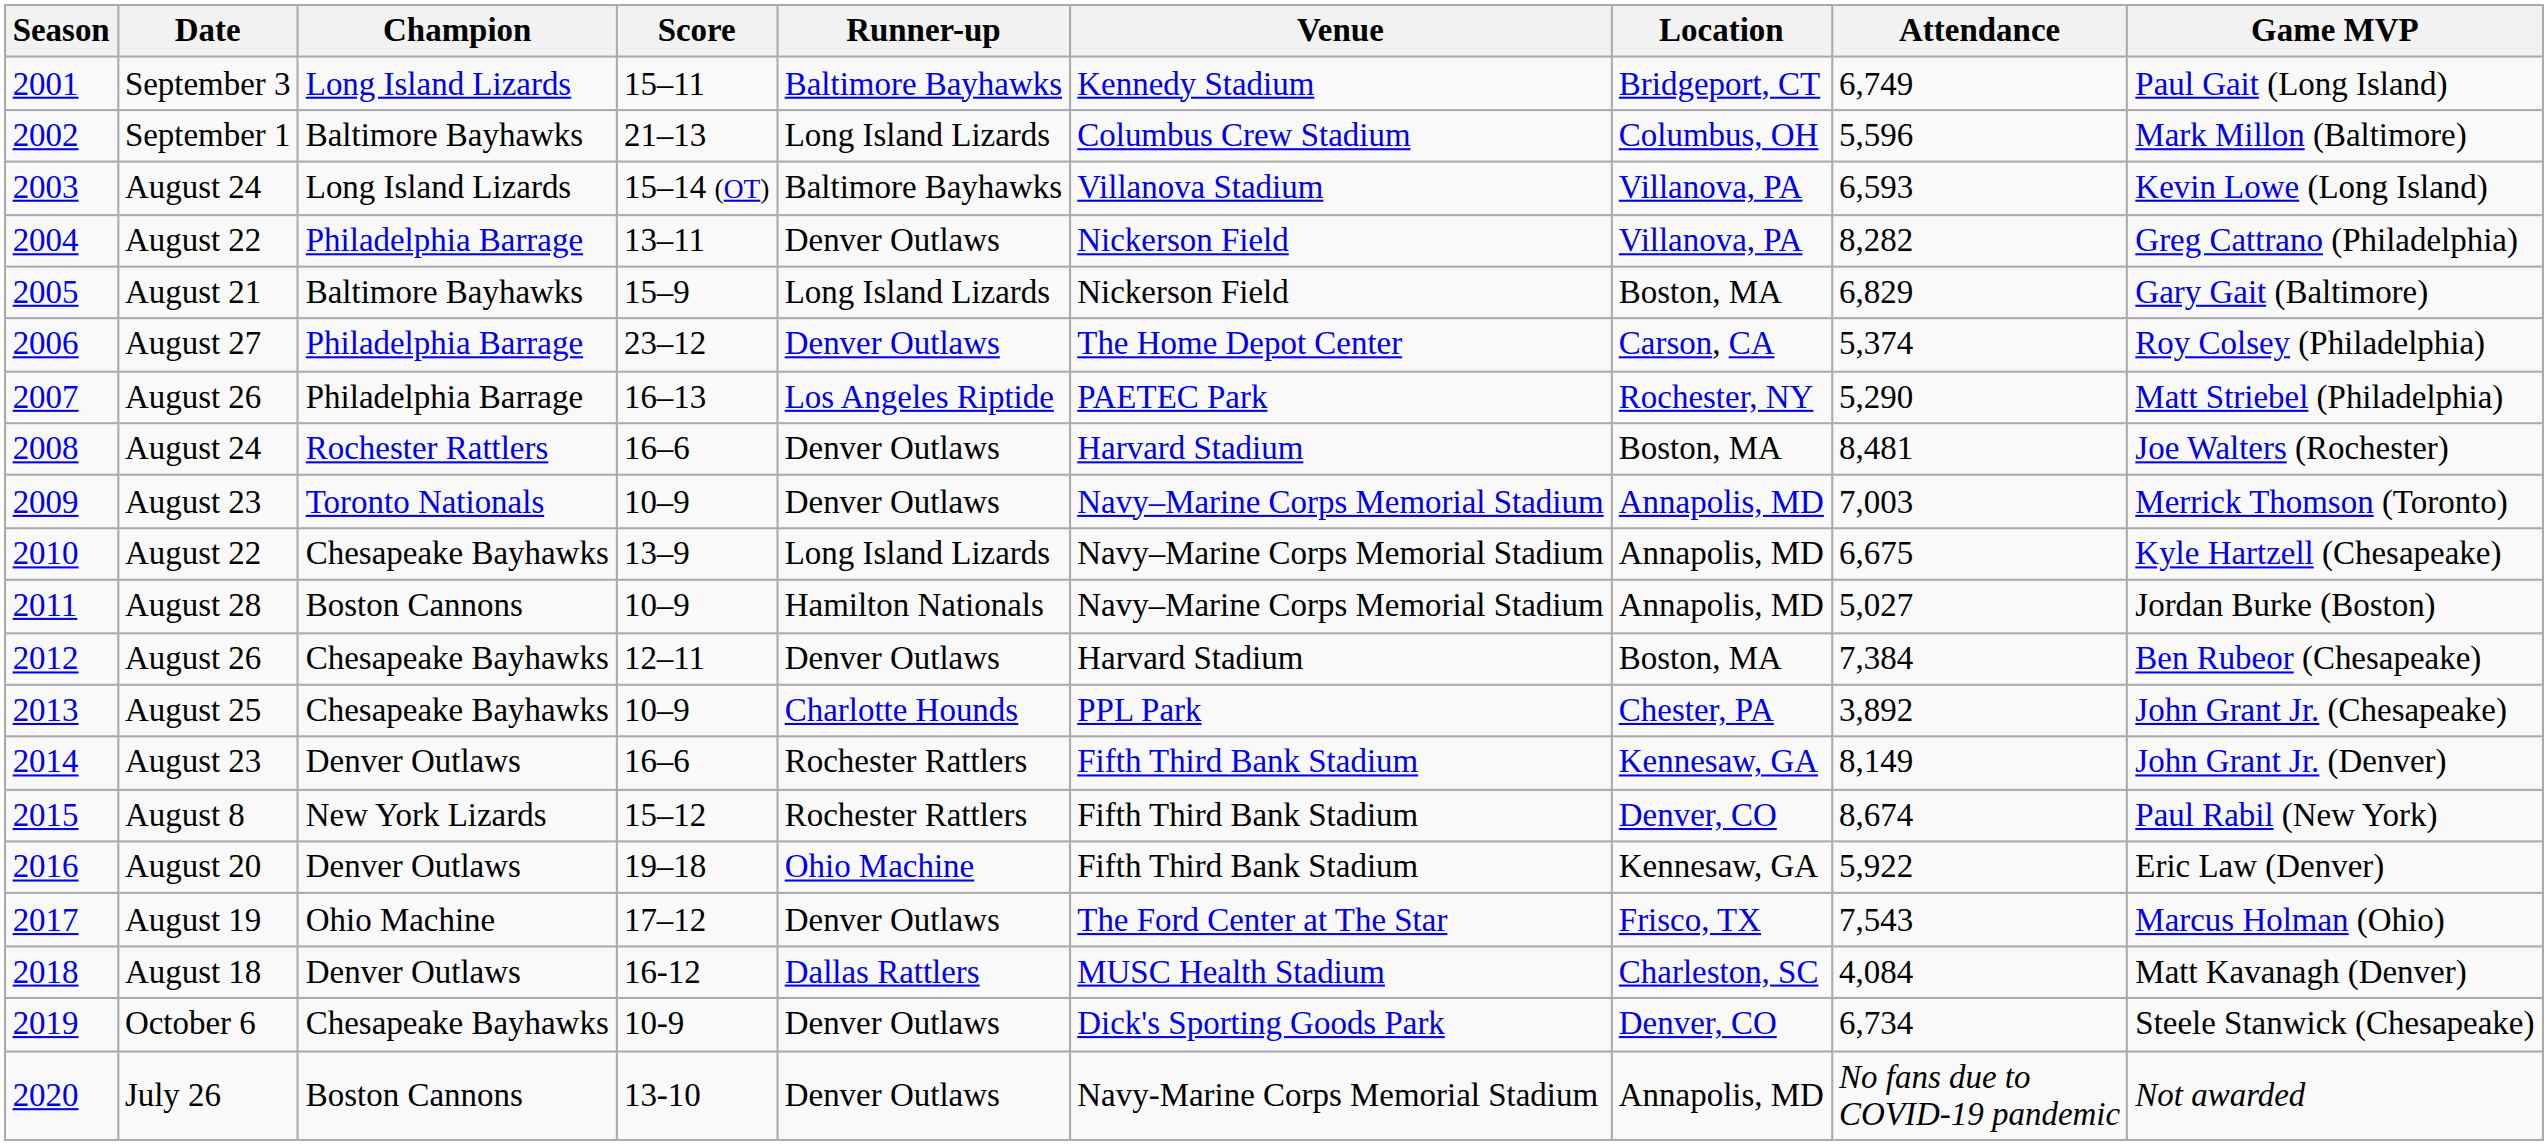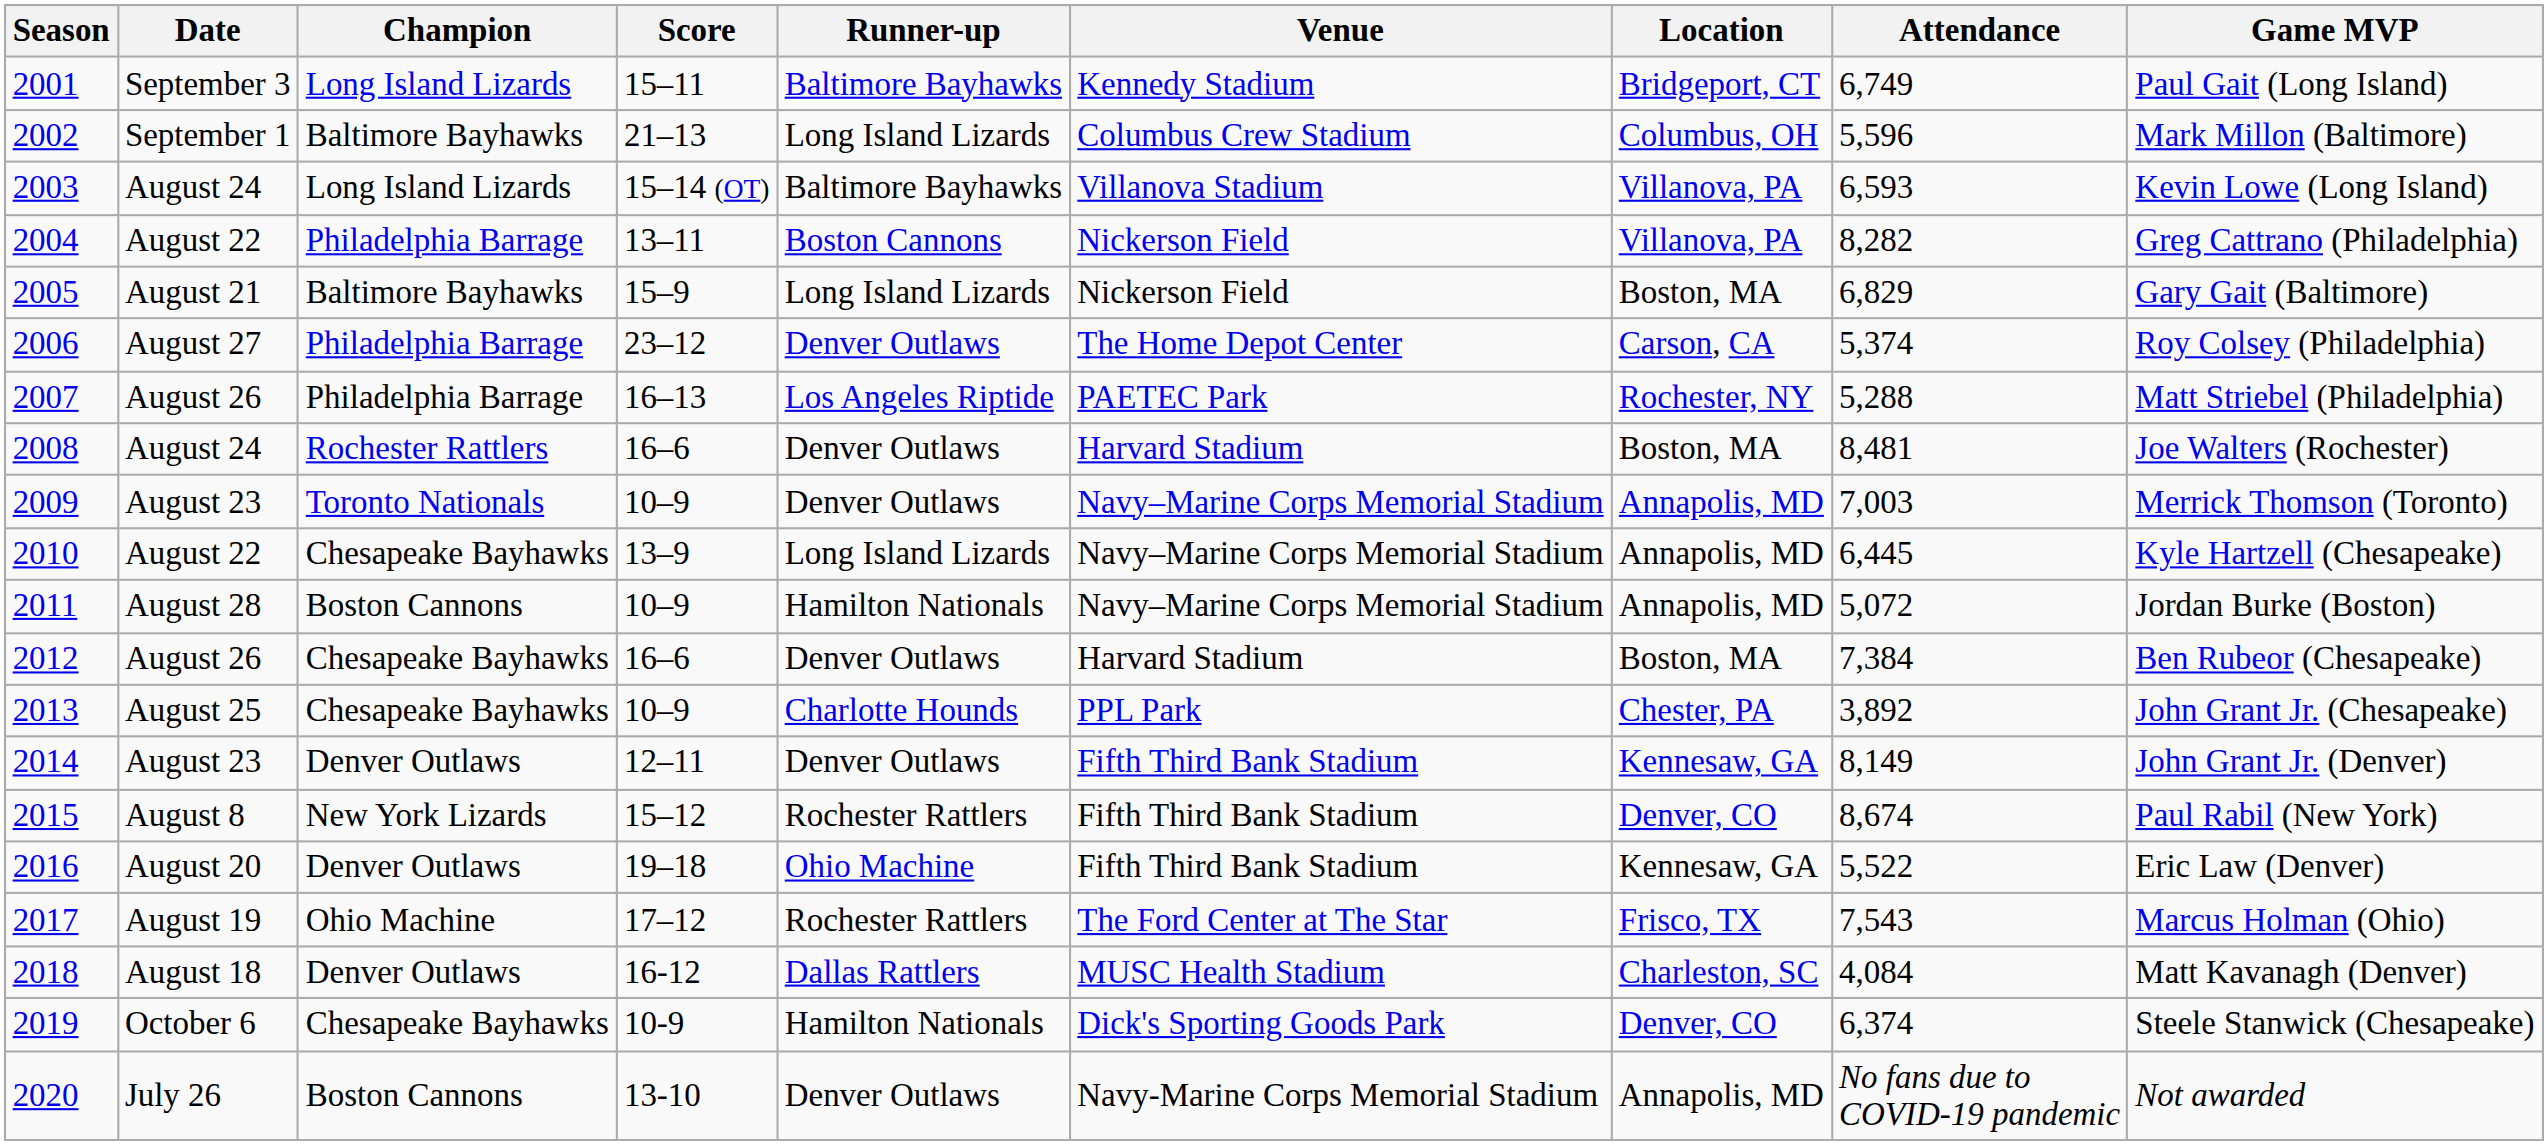(892, 239) Denver Outlaws -> (893, 239) Boston Cannons
(1876, 396) 5,290 -> (1876, 396) 5,288
(1876, 553) 6,675 -> (1876, 553) 6,445
(1876, 605) 5,027 -> (1876, 605) 5,072
(664, 657) 12–11 -> (657, 657) 16–6
(657, 762) 16–6 -> (664, 762) 12–11
(906, 762) Rochester Rattlers -> (892, 762) Denver Outlaws
(1876, 866) 5,922 -> (1876, 866) 5,522
(892, 919) Denver Outlaws -> (906, 919) Rochester Rattlers
(892, 1023) Denver Outlaws -> (914, 1023) Hamilton Nationals
(1876, 1023) 6,734 -> (1876, 1023) 6,374
